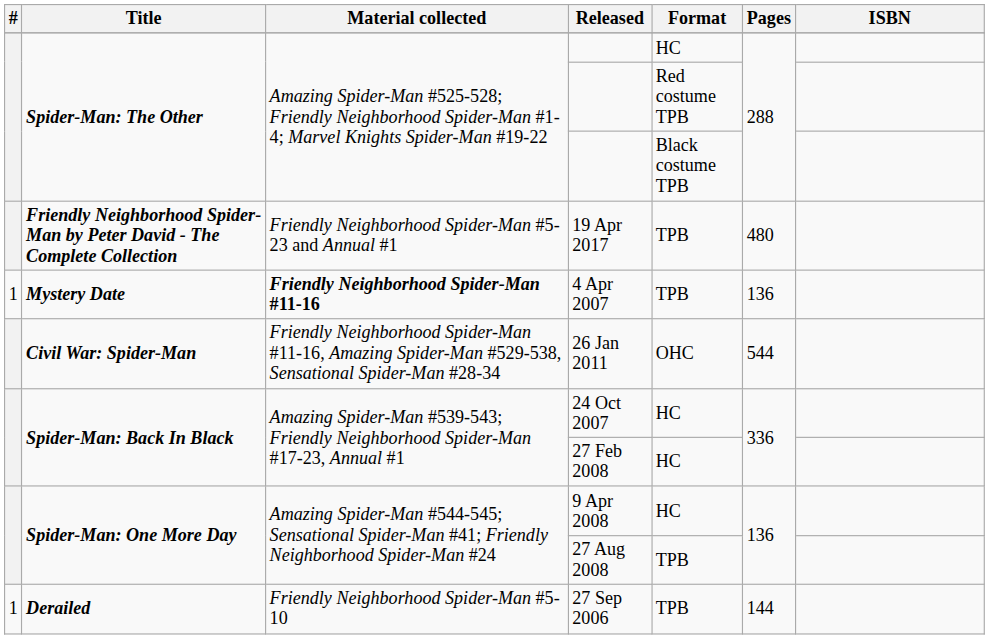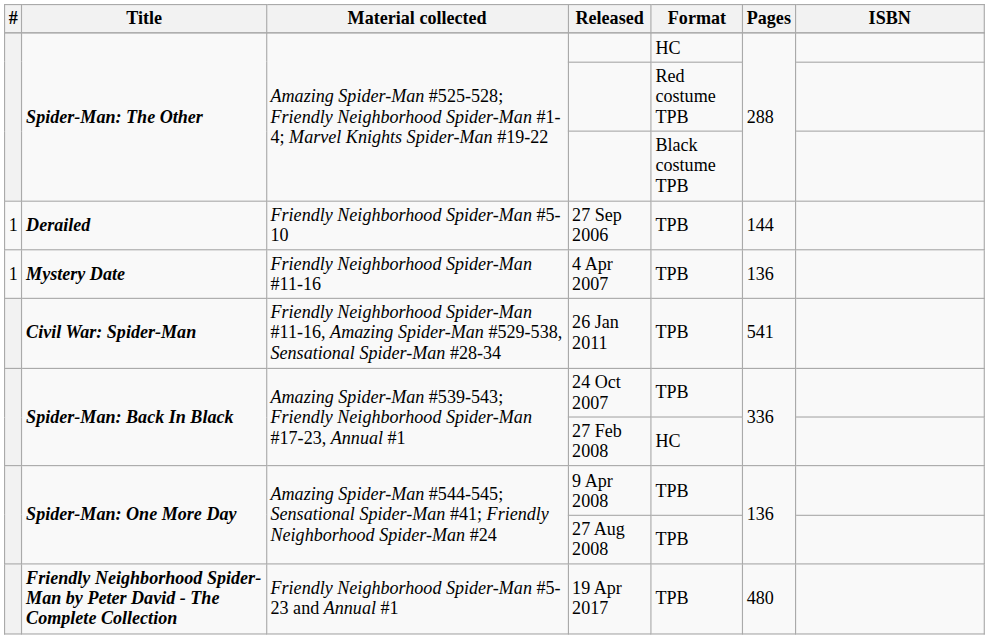rows swapped: (58, 608) <-> (144, 235)
(405, 294) bold -> (401, 274) normal
(675, 353) OHC -> (672, 333) TPB
(760, 353) 544 -> (760, 333) 541
(668, 412) HC -> (672, 392) TPB
(668, 510) HC -> (672, 490) TPB
